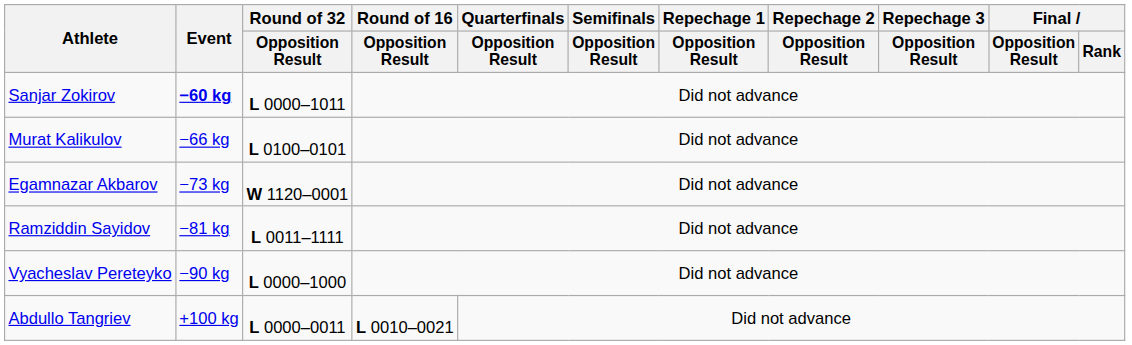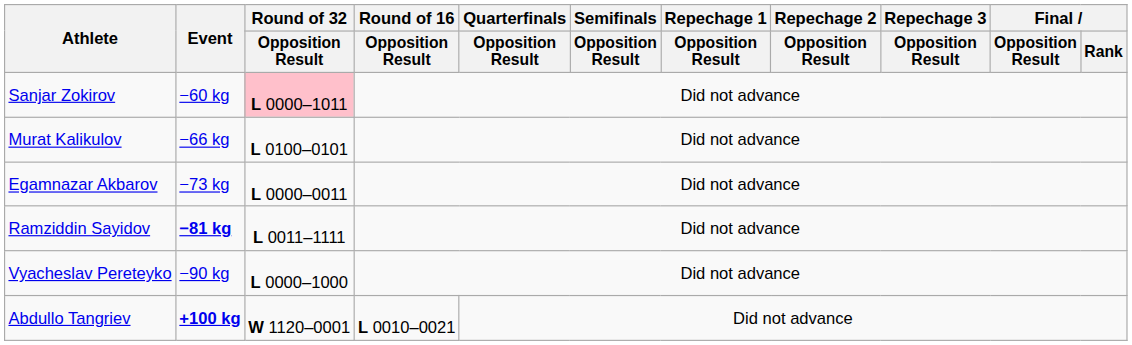(205, 95) bold -> (204, 95) normal
(297, 105) no background -> (299, 105) pink background
(297, 194) W 1120–0001 -> (299, 194) L 0000–0011
(204, 229) normal -> (205, 229) bold
(209, 318) normal -> (210, 318) bold
(297, 327) L 0000–0011 -> (299, 327) W 1120–0001
